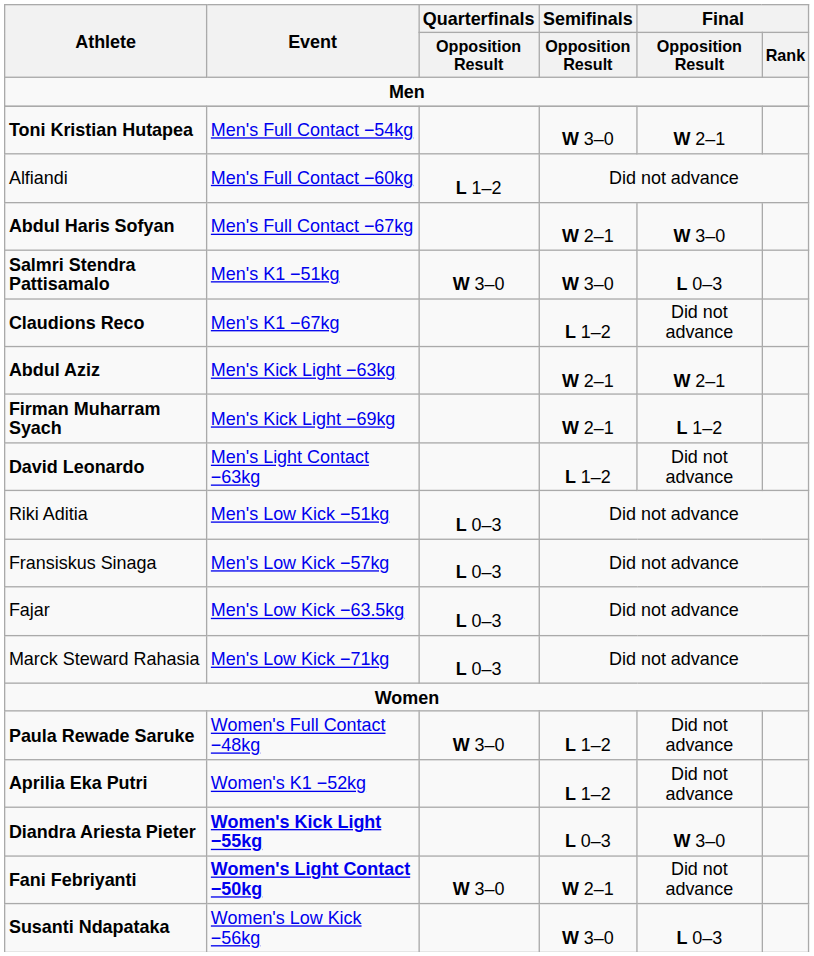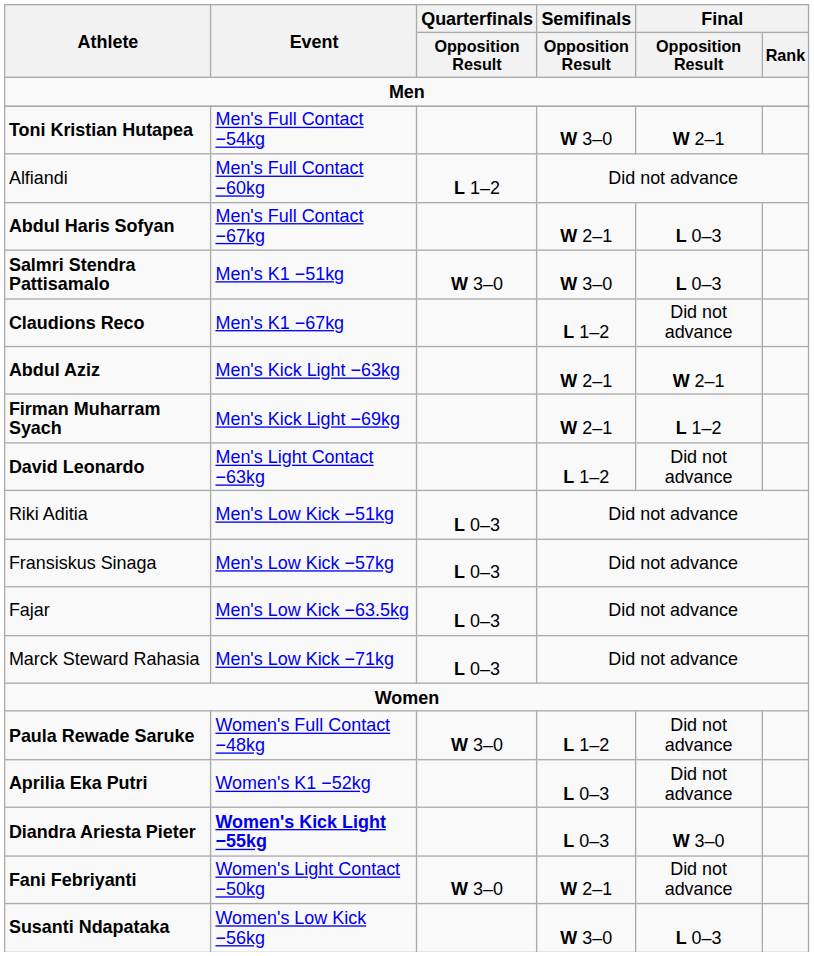(699, 236) W 3–0 -> (699, 236) L 0–3
(588, 793) L 1–2 -> (586, 793) L 0–3
(311, 879) bold -> (308, 879) normal
